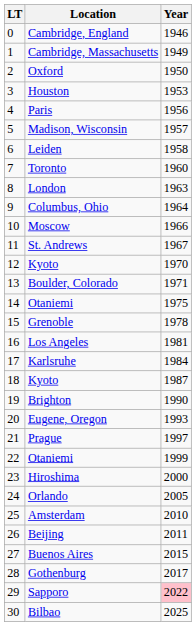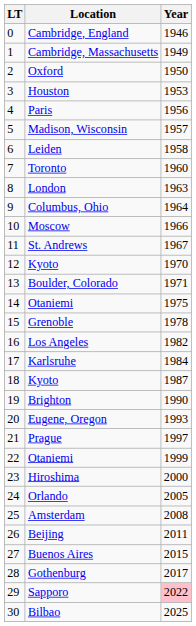(176, 341) 1981 -> (176, 341) 1982
(176, 515) 2010 -> (176, 515) 2008
